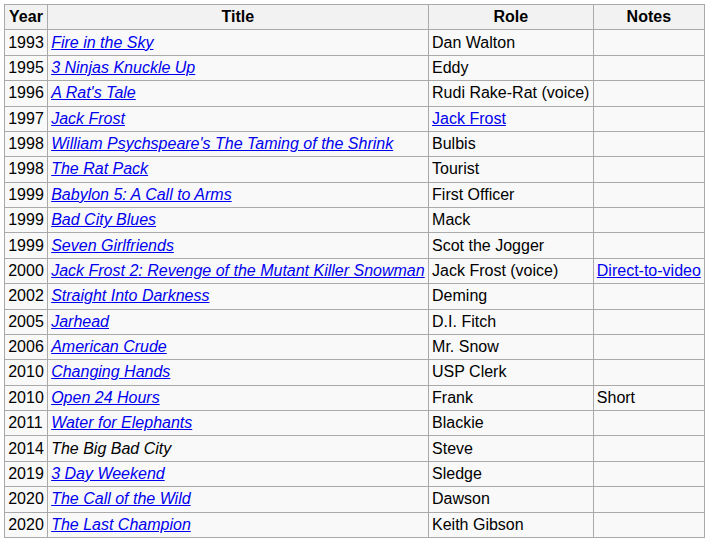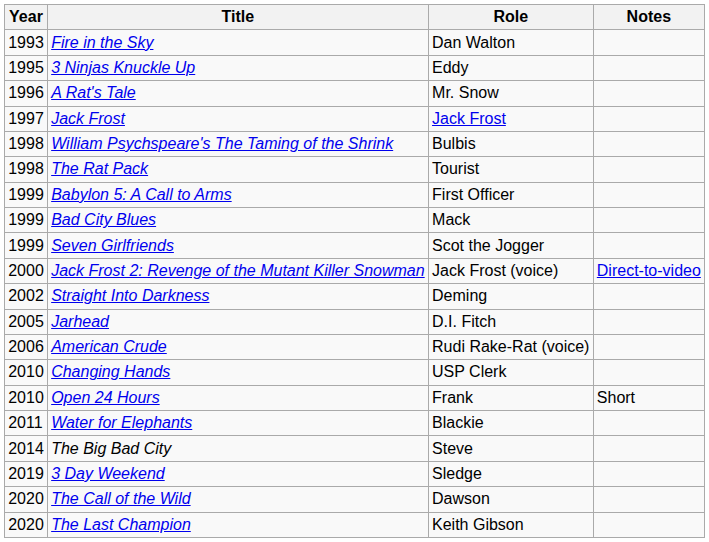(511, 93) Rudi Rake-Rat (voice) -> (465, 93) Mr. Snow
(465, 347) Mr. Snow -> (511, 347) Rudi Rake-Rat (voice)
